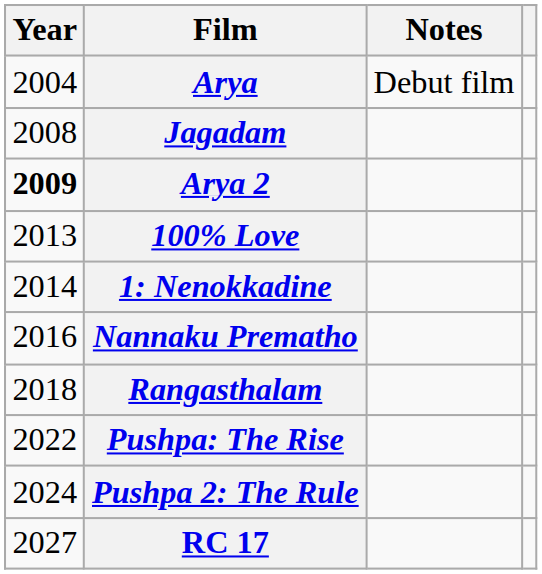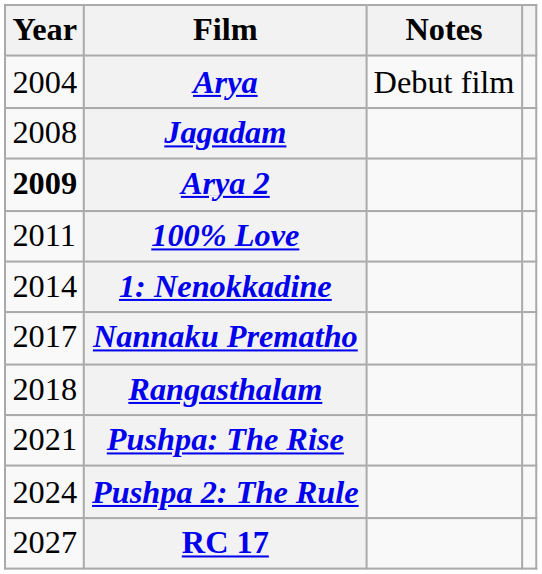(45, 235) 2013 -> (44, 235) 2011
(45, 337) 2016 -> (45, 337) 2017
(45, 440) 2022 -> (45, 440) 2021
